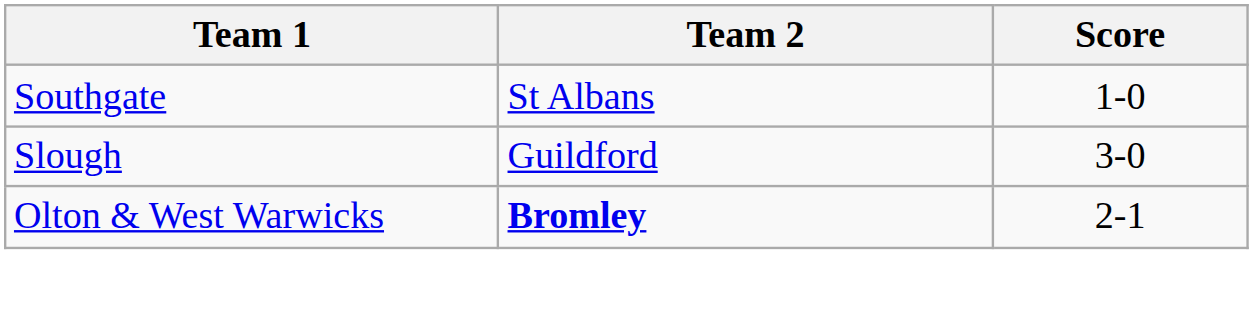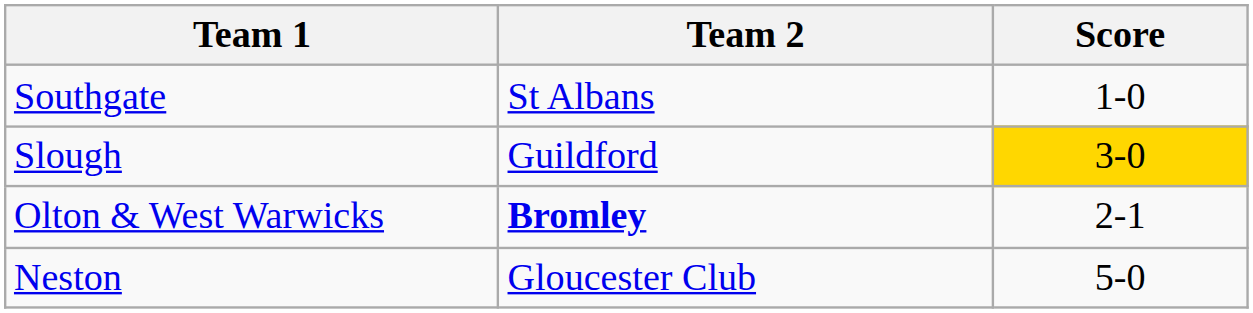(1120, 155) no background -> (1120, 155) gold background
+ row: (68, 276)
